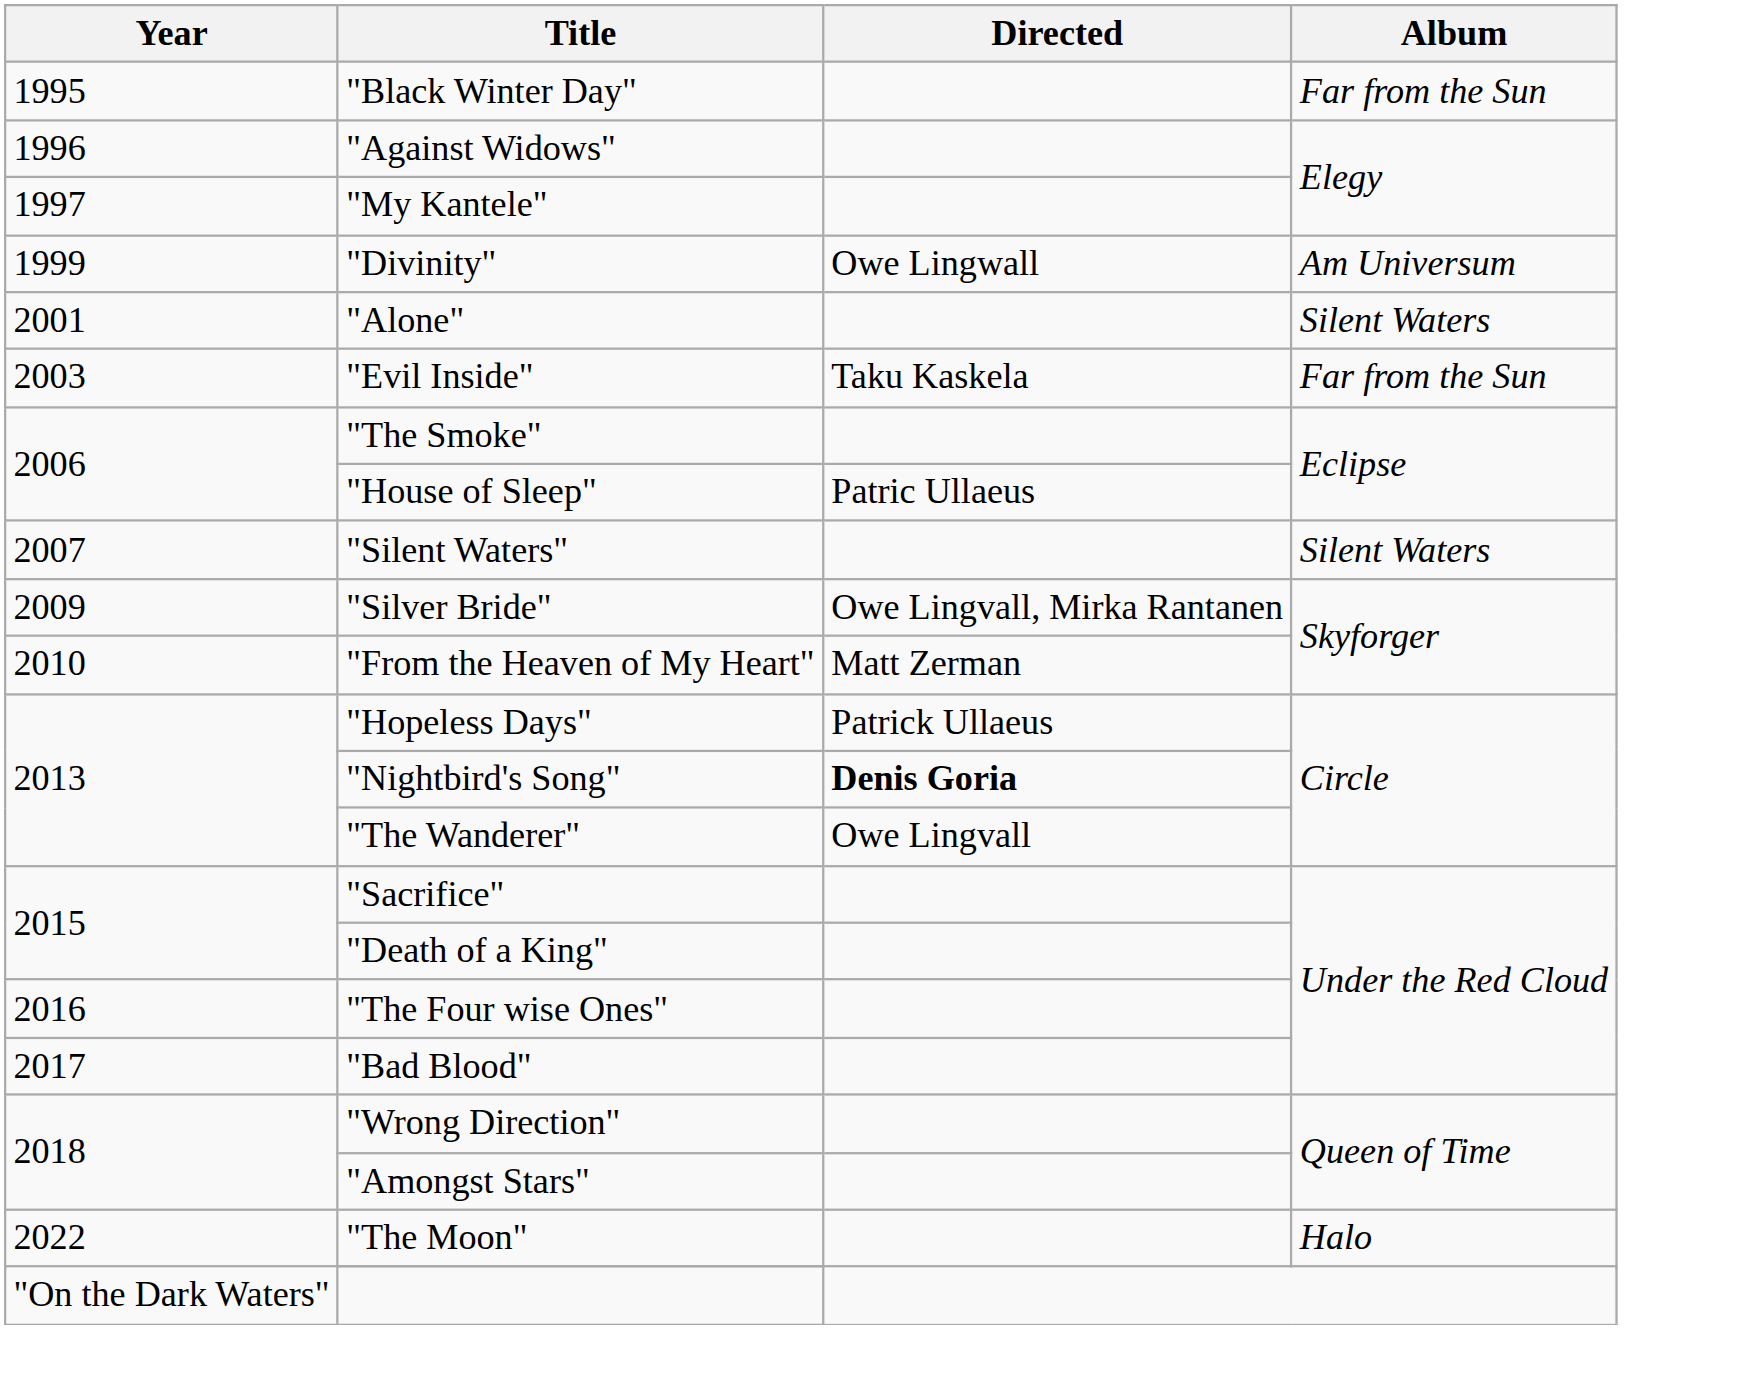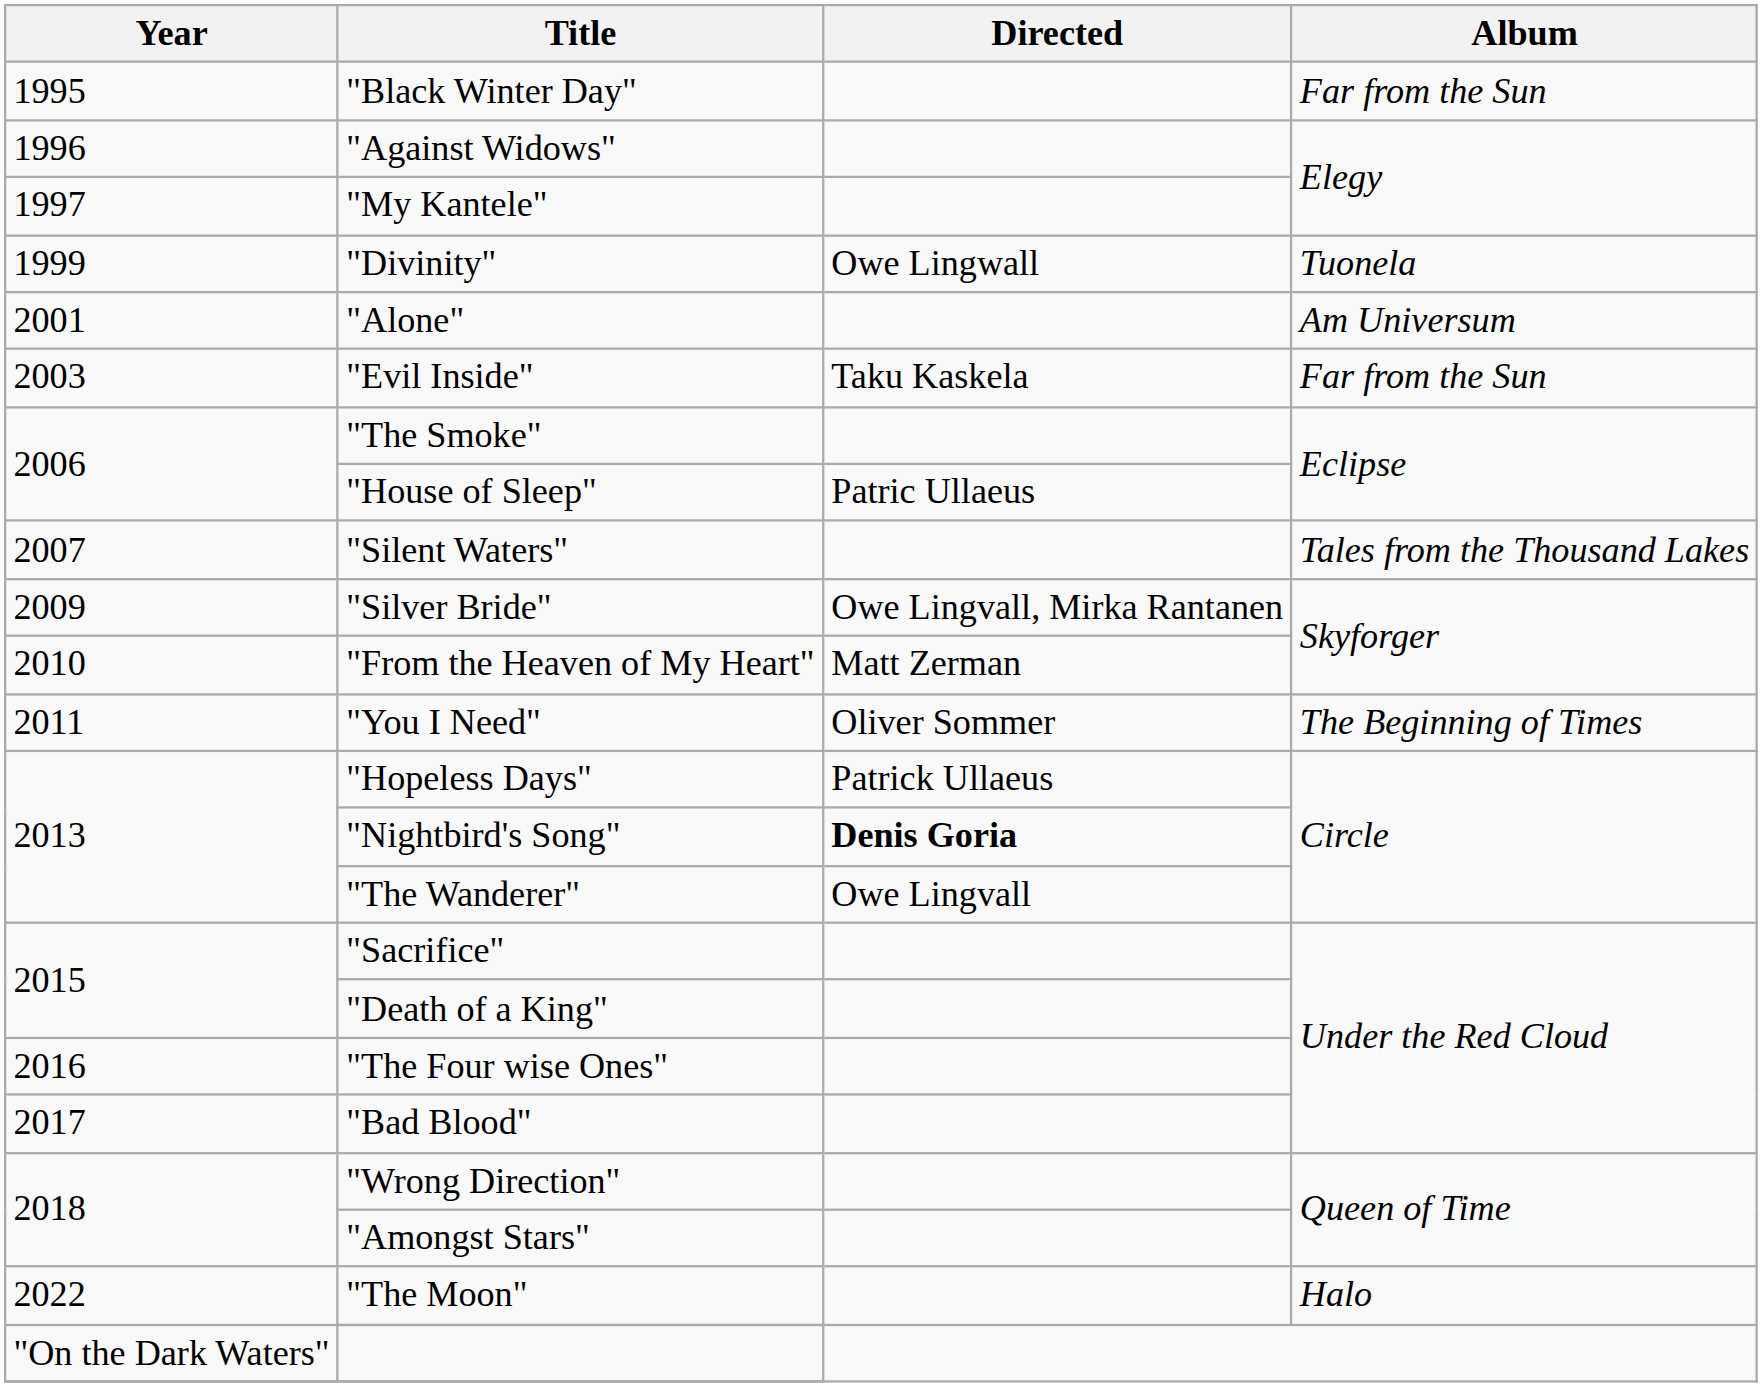(1408, 262) Am Universum -> (1358, 262) Tuonela
(1395, 319) Silent Waters -> (1408, 319) Am Universum
(1395, 549) Silent Waters -> (1525, 549) Tales from the Thousand Lakes
+ row: (49, 721)
